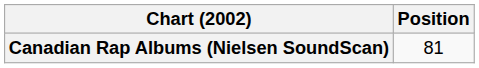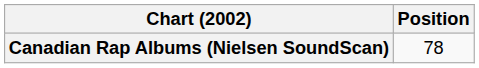(434, 47) 81 -> (434, 47) 78
